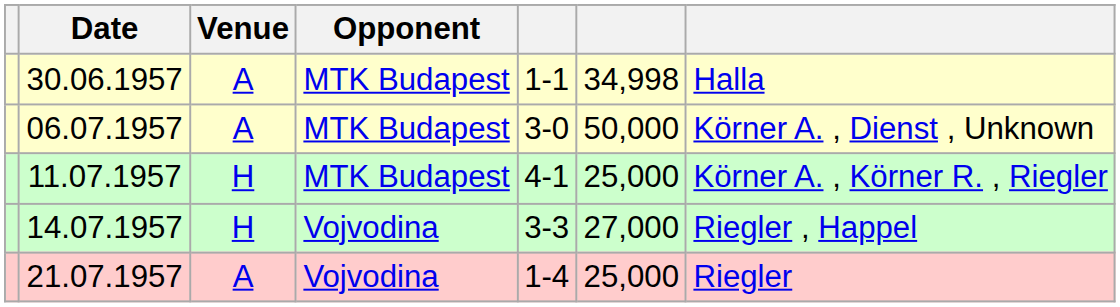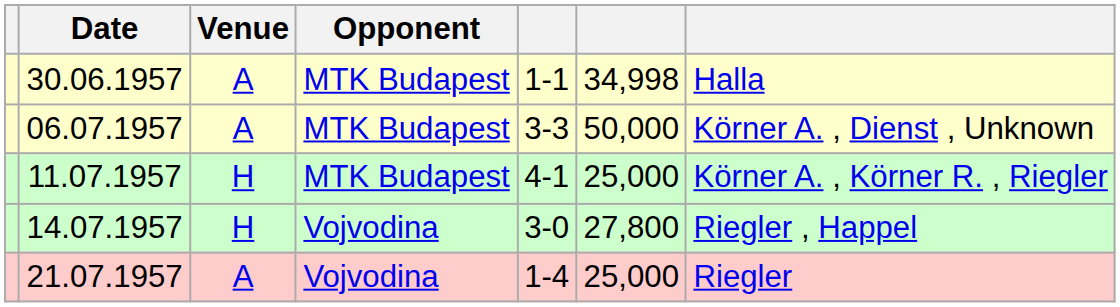(547, 128) 3-0 -> (547, 128) 3-3
(547, 227) 3-3 -> (547, 227) 3-0
(631, 227) 27,000 -> (631, 227) 27,800
